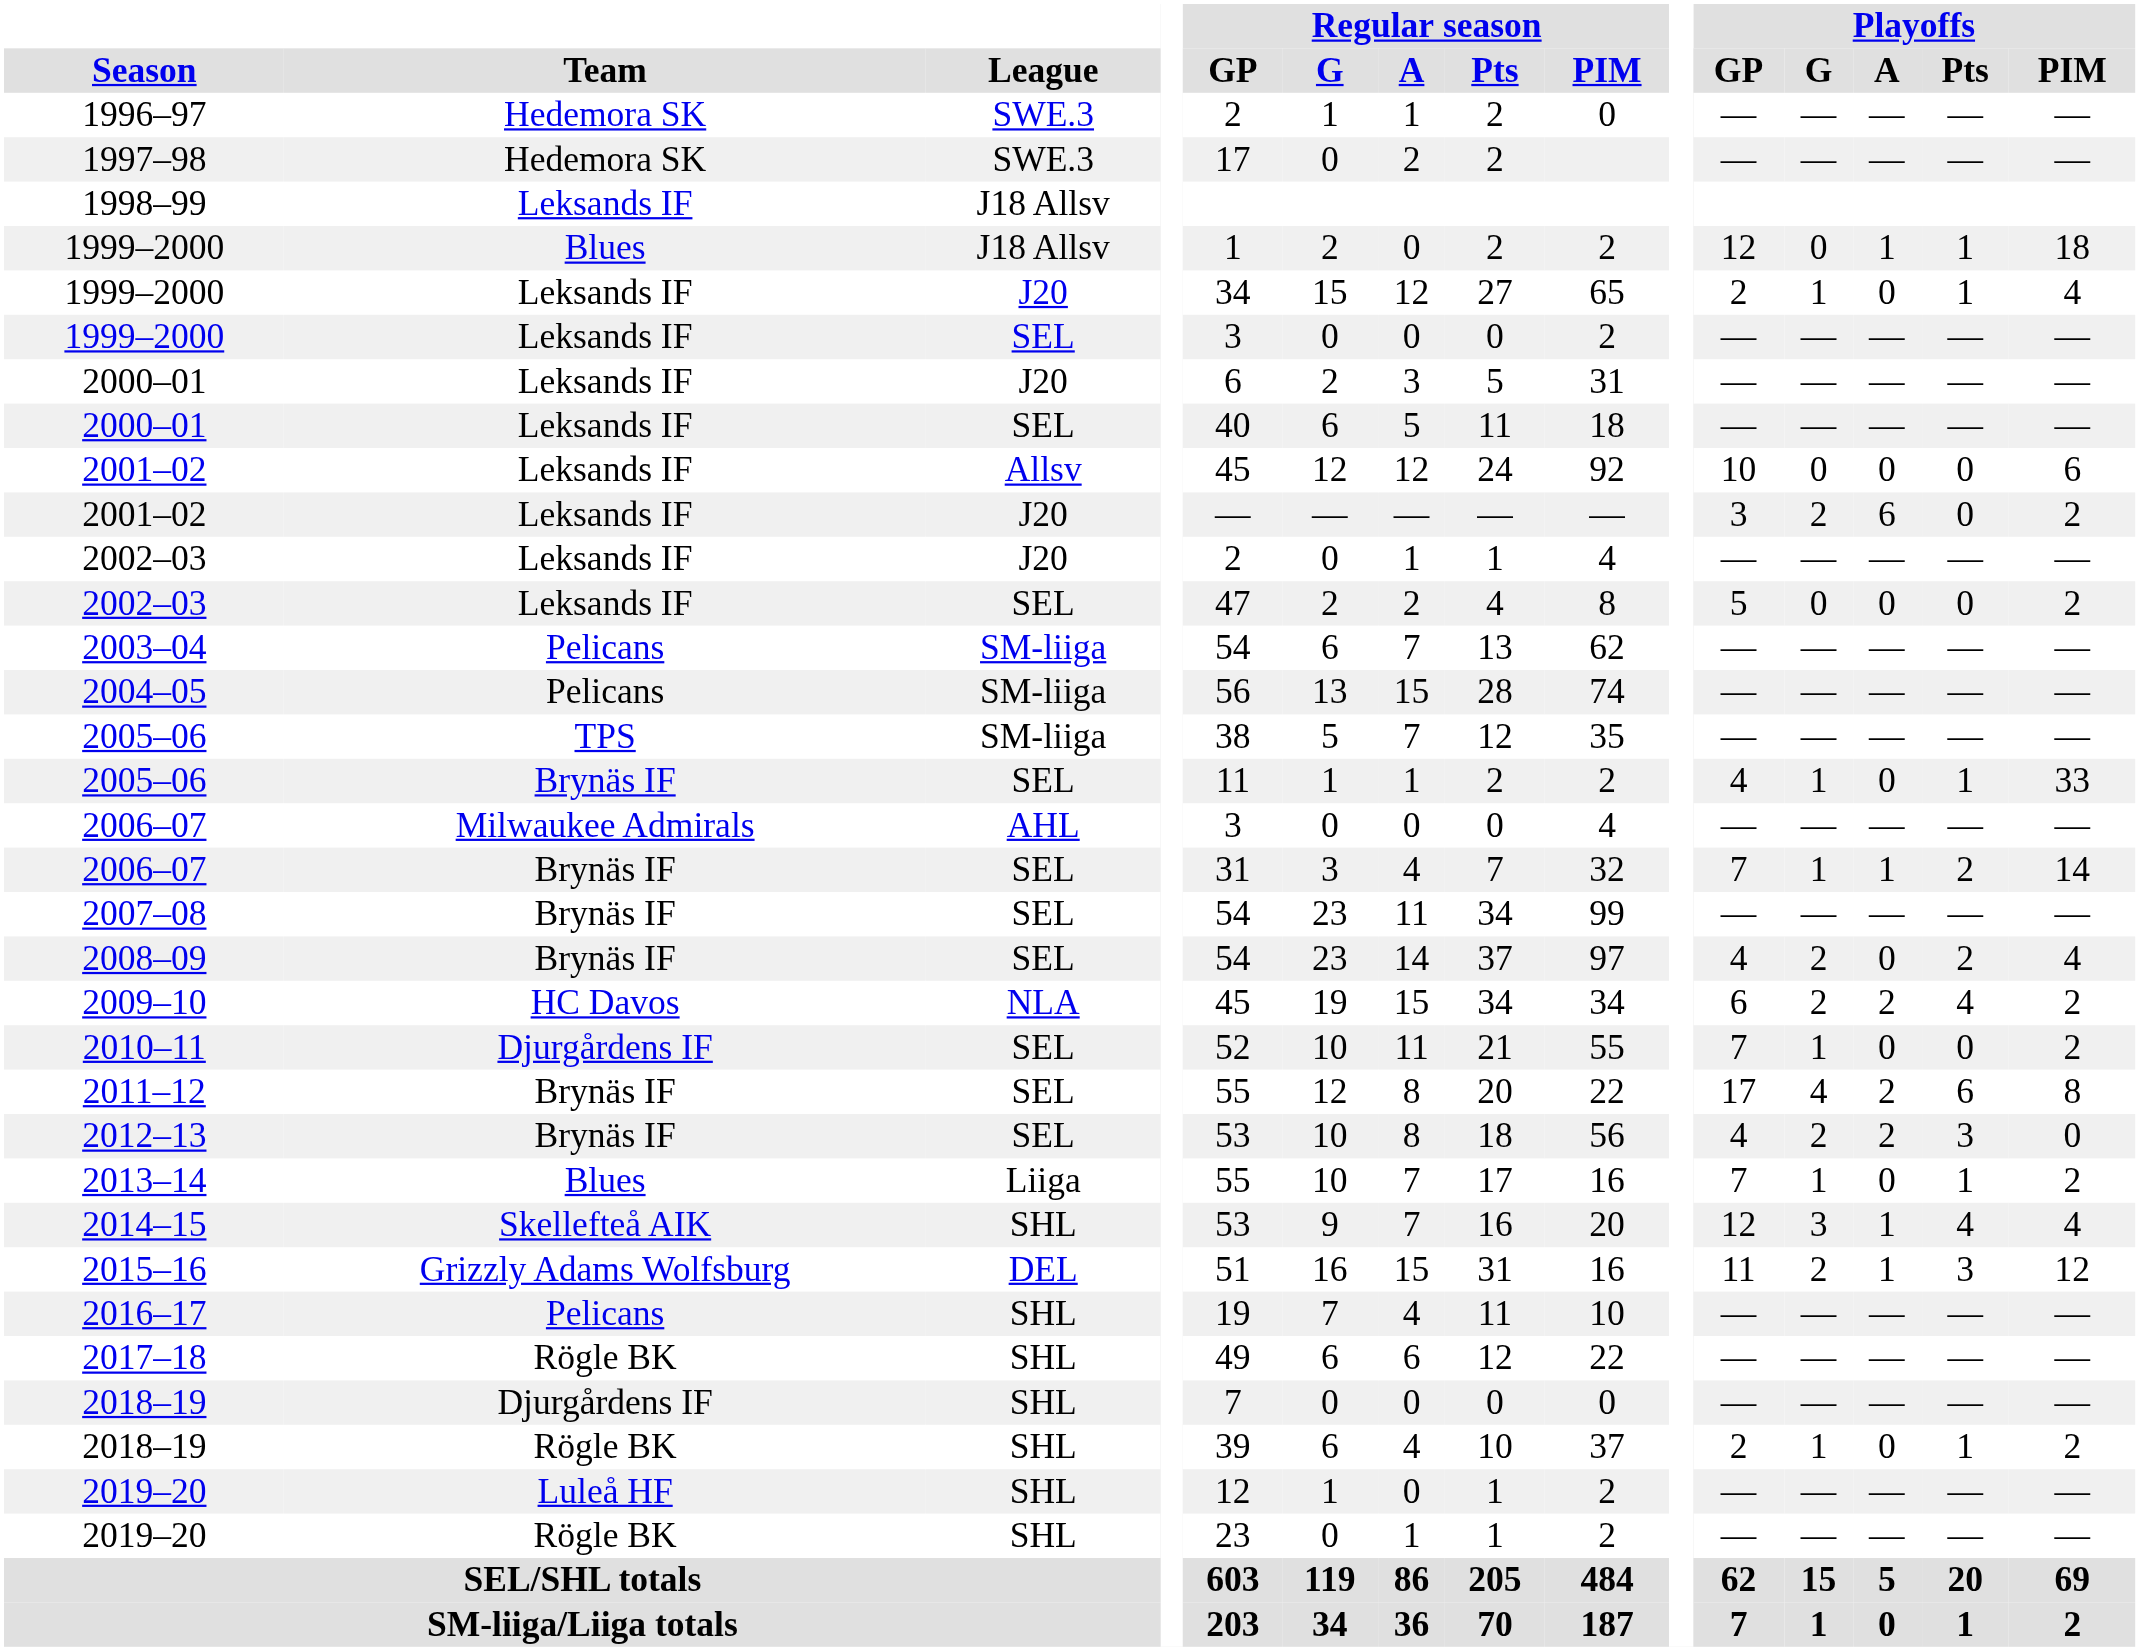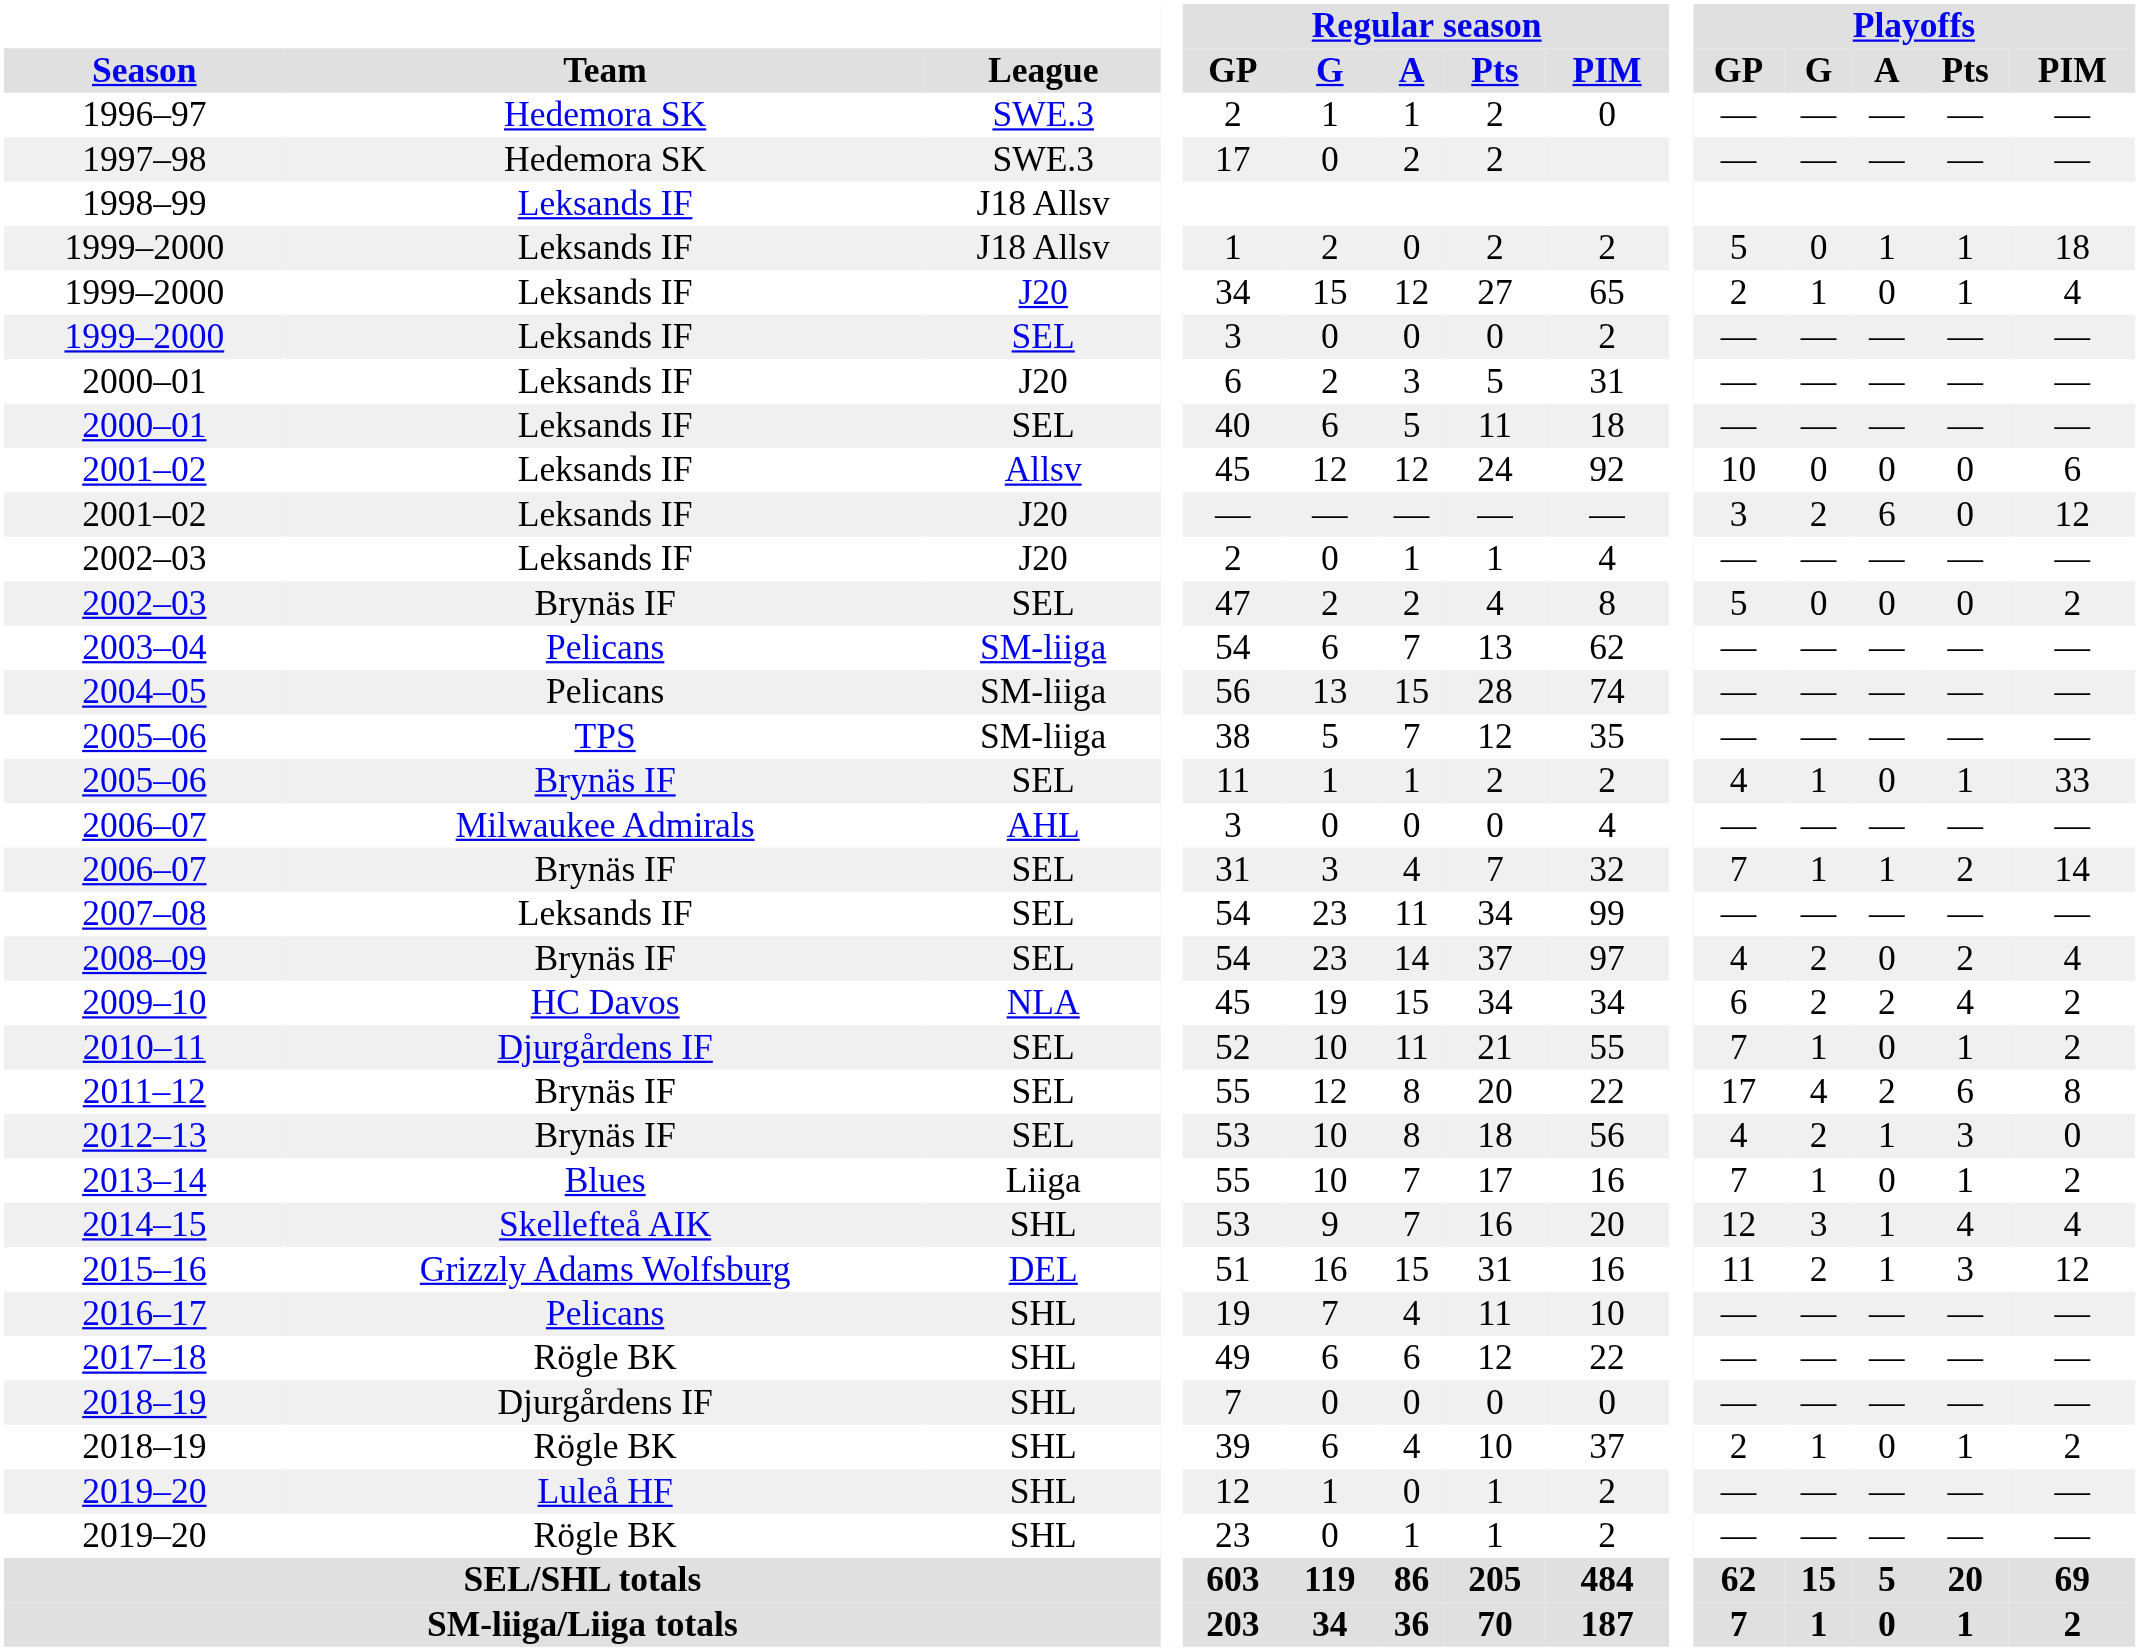(605, 247) Blues -> (605, 247) Leksands IF
(1739, 247) 12 -> (1739, 247) 5
(2072, 513) 2 -> (2072, 513) 12
(605, 602) Leksands IF -> (605, 602) Brynäs IF
(605, 913) Brynäs IF -> (605, 913) Leksands IF
(1965, 1046) 0 -> (1965, 1046) 1
(1887, 1135) 2 -> (1887, 1135) 1
